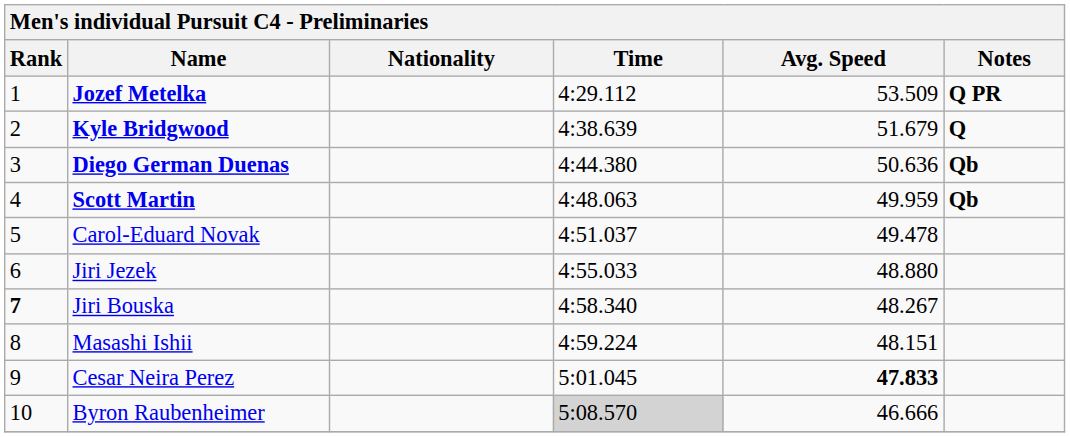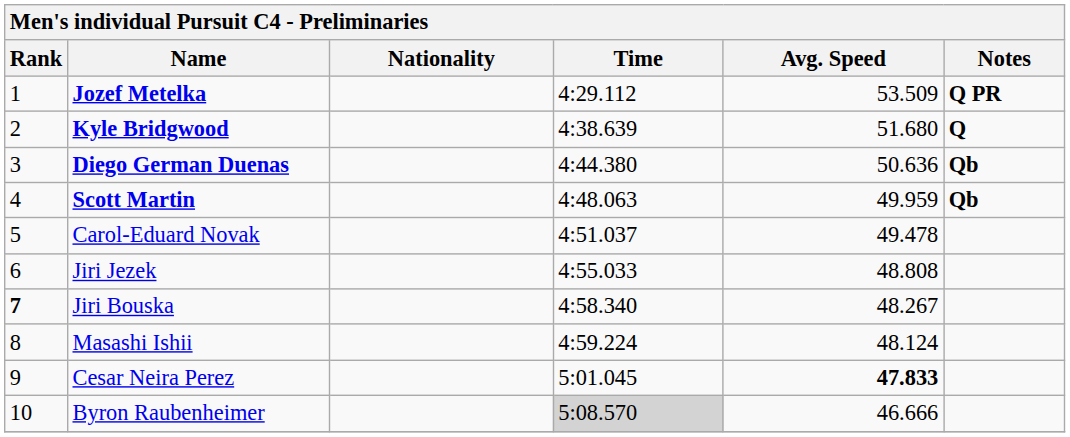(908, 128) 51.679 -> (908, 128) 51.680
(908, 270) 48.880 -> (908, 270) 48.808
(908, 341) 48.151 -> (908, 341) 48.124
